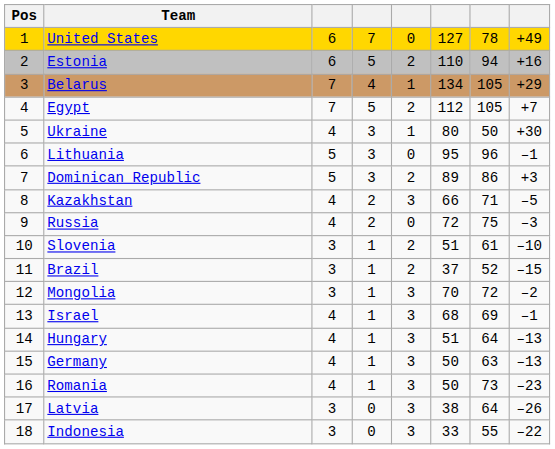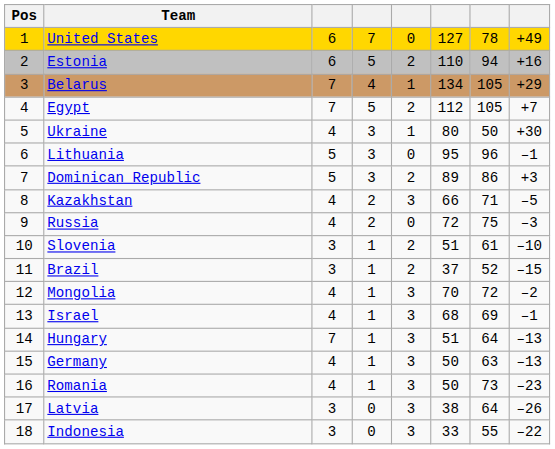(332, 293) 3 -> (332, 293) 4
(332, 339) 4 -> (332, 339) 7
